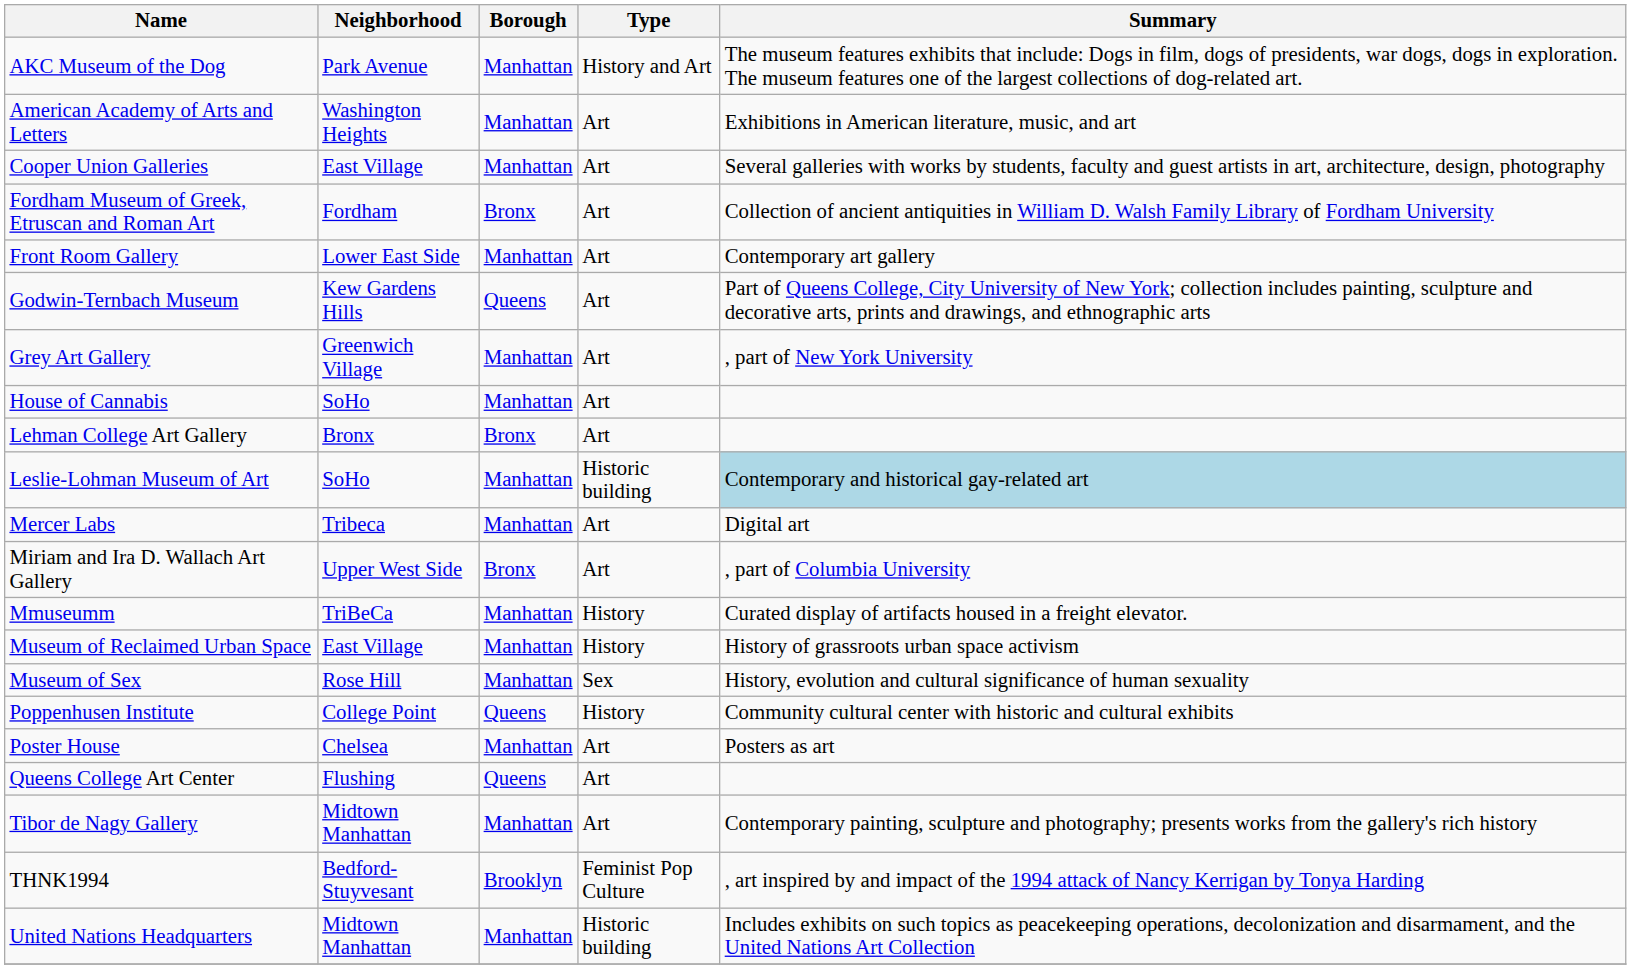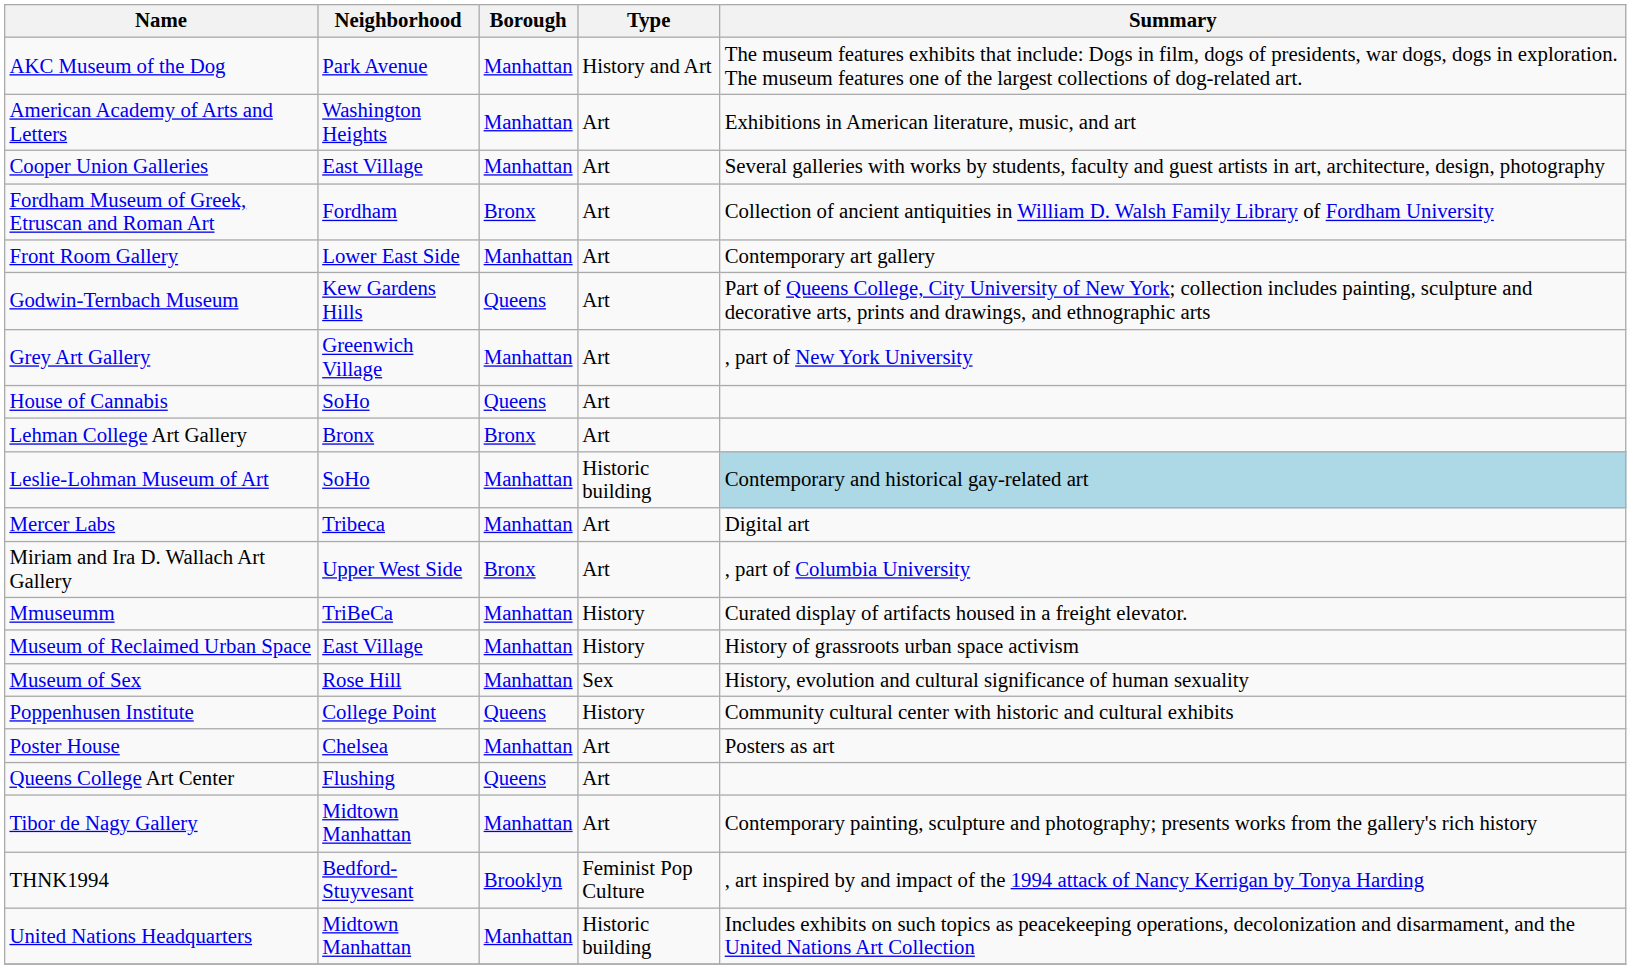(528, 401) Manhattan -> (515, 401) Queens
